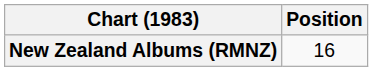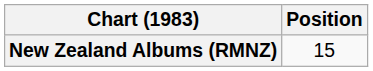(324, 50) 16 -> (324, 50) 15
